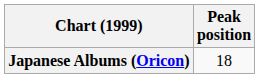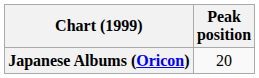(224, 60) 18 -> (224, 60) 20
